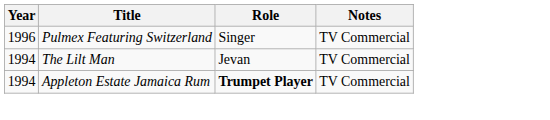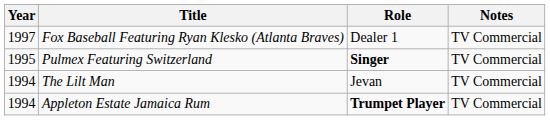+ row: (193, 37)
(22, 37) 1996 -> (22, 59) 1995
(237, 37) normal -> (370, 59) bold
